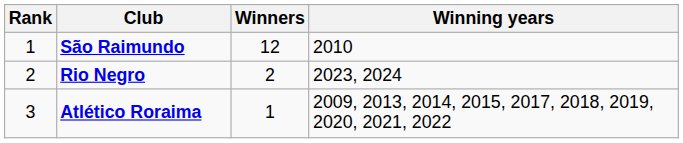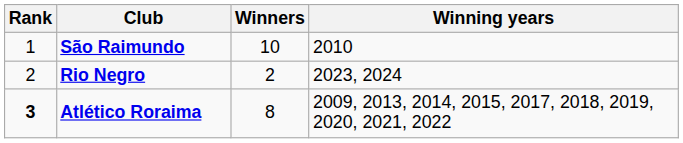(270, 46) 12 -> (270, 46) 10
(30, 113) normal -> (30, 113) bold
(270, 113) 1 -> (270, 113) 8
